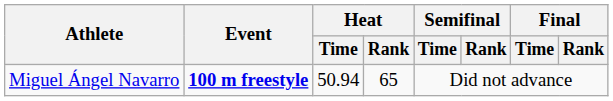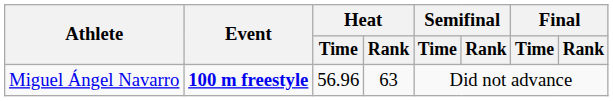(338, 80) 50.94 -> (338, 80) 56.96
(389, 80) 65 -> (389, 80) 63
